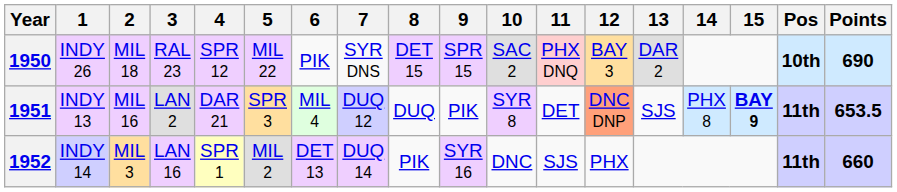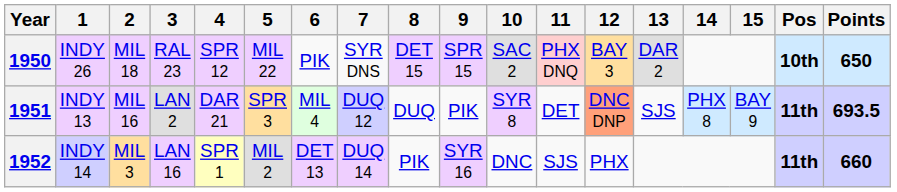(858, 60) 690 -> (856, 60) 650
(754, 111) bold -> (753, 111) normal
(858, 111) 653.5 -> (856, 111) 693.5
